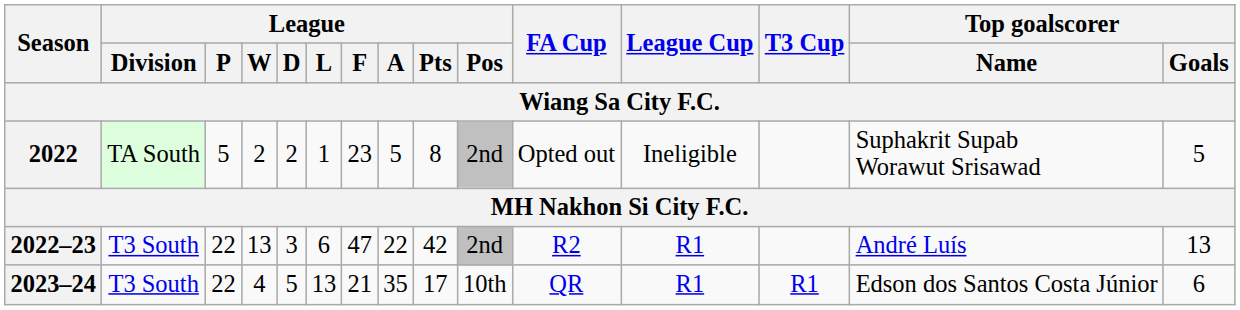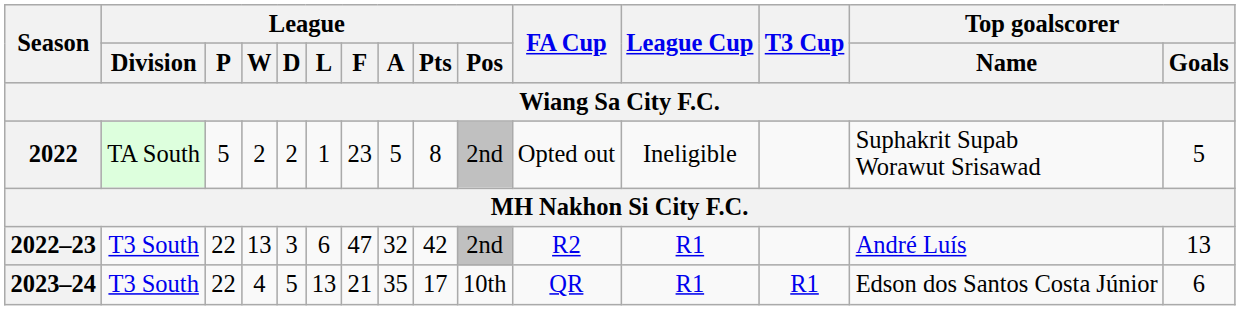(396, 245) 22 -> (396, 245) 32
